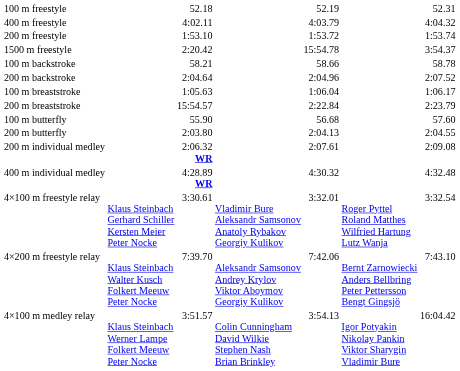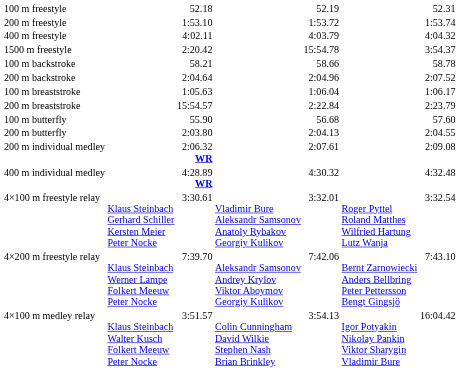rows swapped: (35, 36) <-> (35, 22)
(140, 285) Klaus Steinbach Walter Kusch Folkert Meeuw Peter Nocke -> (140, 285) Klaus Steinbach Werner Lampe Folkert Meeuw Peter Nocke
(140, 344) Klaus Steinbach Werner Lampe Folkert Meeuw Peter Nocke -> (140, 344) Klaus Steinbach Walter Kusch Folkert Meeuw Peter Nocke
